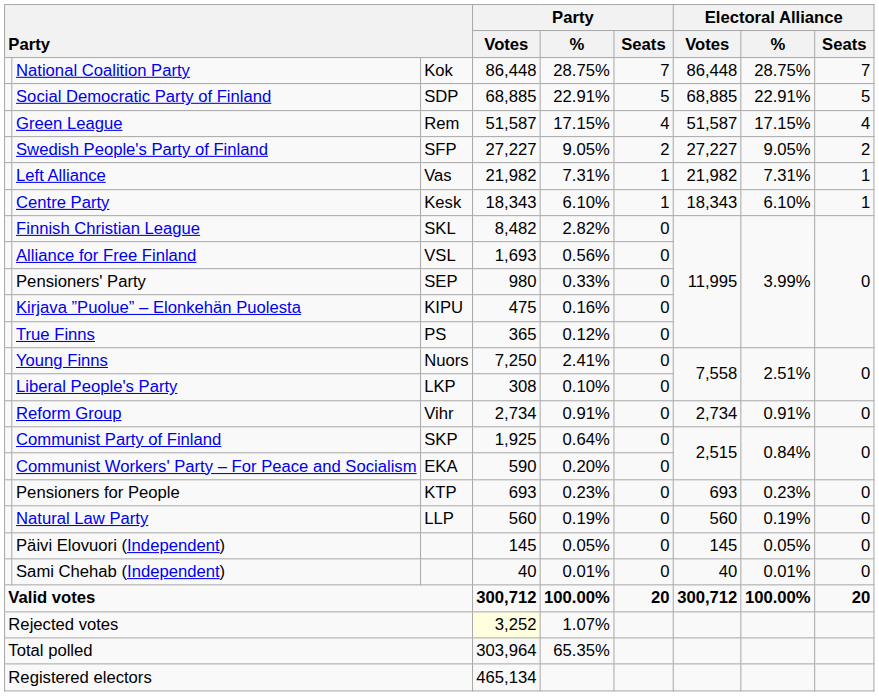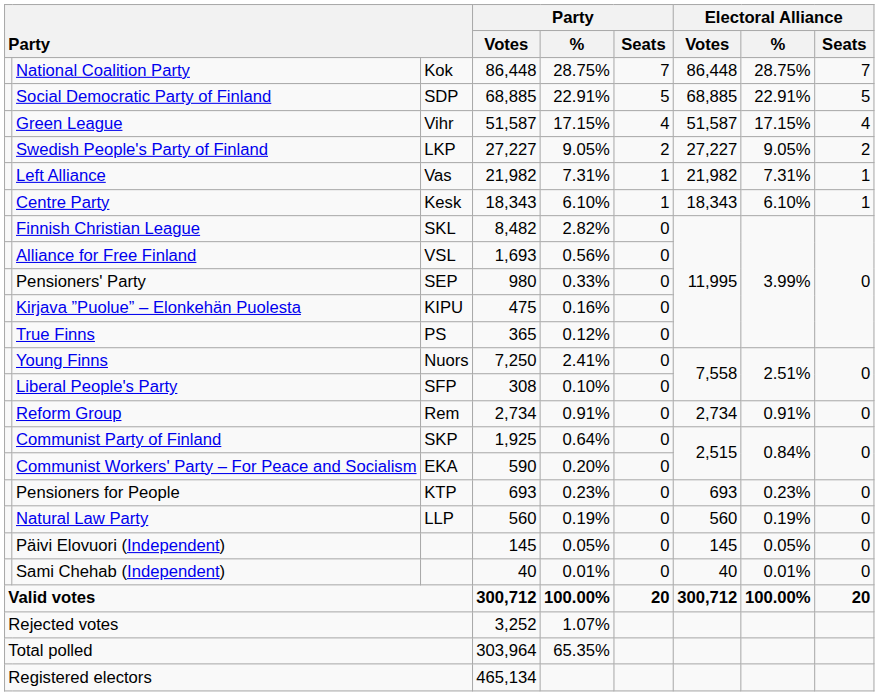(442, 123) Rem -> (439, 123) Vihr
(440, 149) SFP -> (440, 149) LKP
(440, 387) LKP -> (440, 387) SFP
(439, 413) Vihr -> (442, 413) Rem
(516, 624) lightyellow background -> (516, 624) no background
